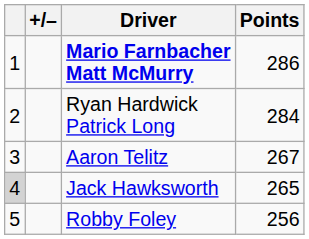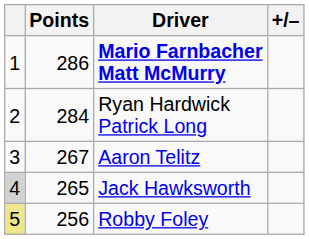columns swapped: (43, 20) <-> (270, 20)
(15, 219) no background -> (15, 219) khaki background
